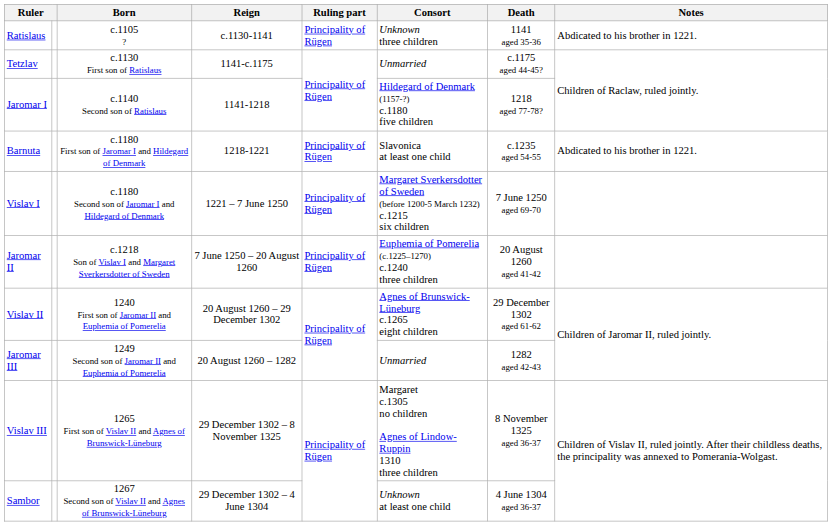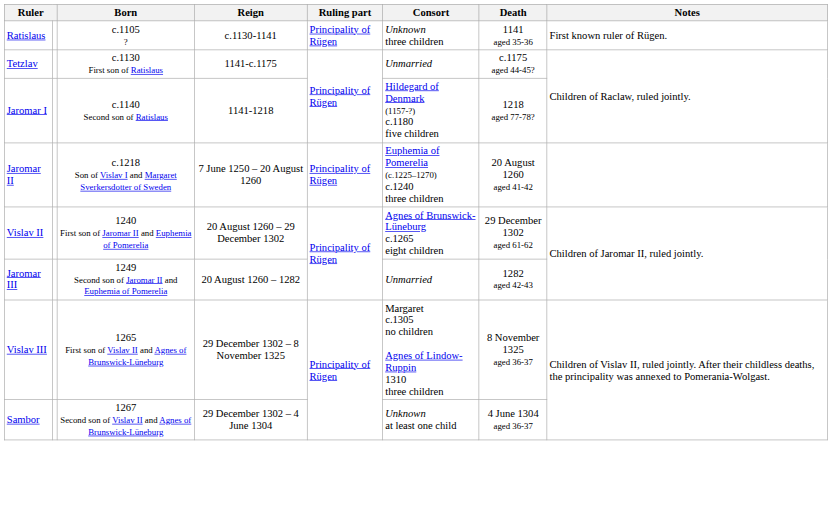(627, 35) Abdicated to his brother in 1221. -> (608, 35) First known ruler of Rügen.
- row: (23, 151)
- row: (23, 203)
